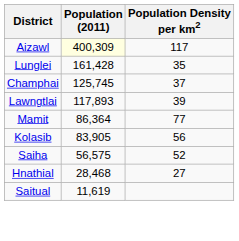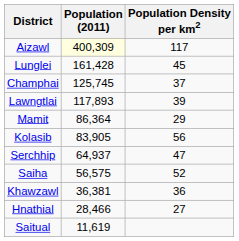(179, 65) 35 -> (179, 65) 45
(179, 119) 77 -> (179, 119) 29
+ row: (33, 155)
+ row: (33, 191)
(93, 173) 28,468 -> (93, 209) 28,466
